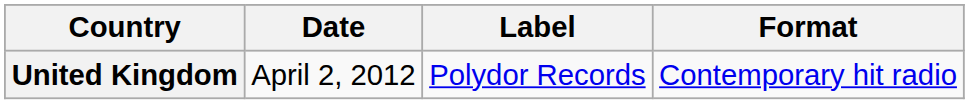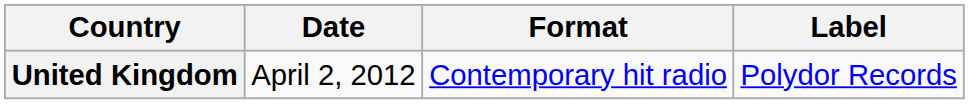columns swapped: (808, 27) <-> (537, 27)
